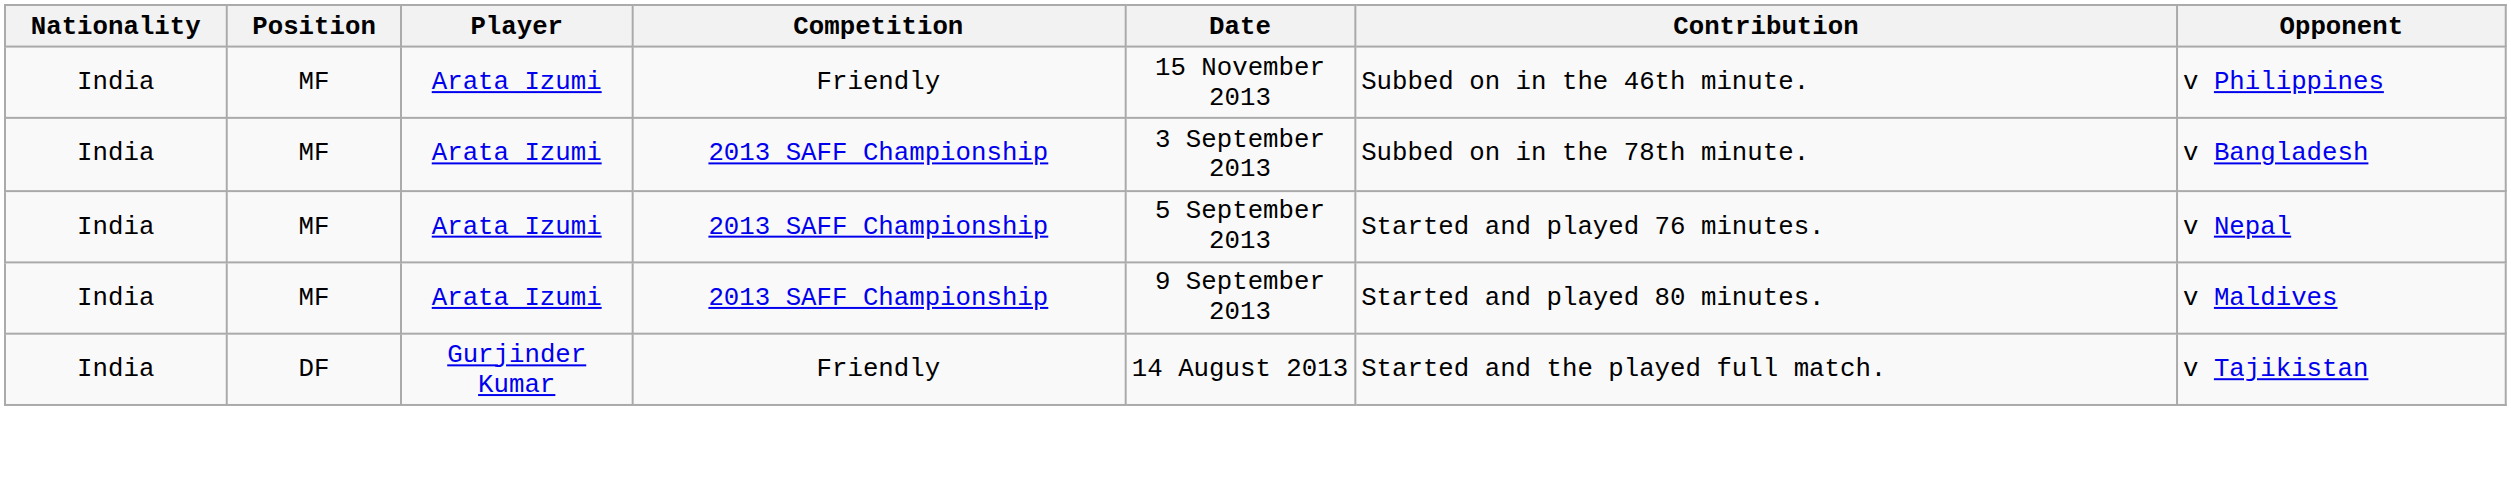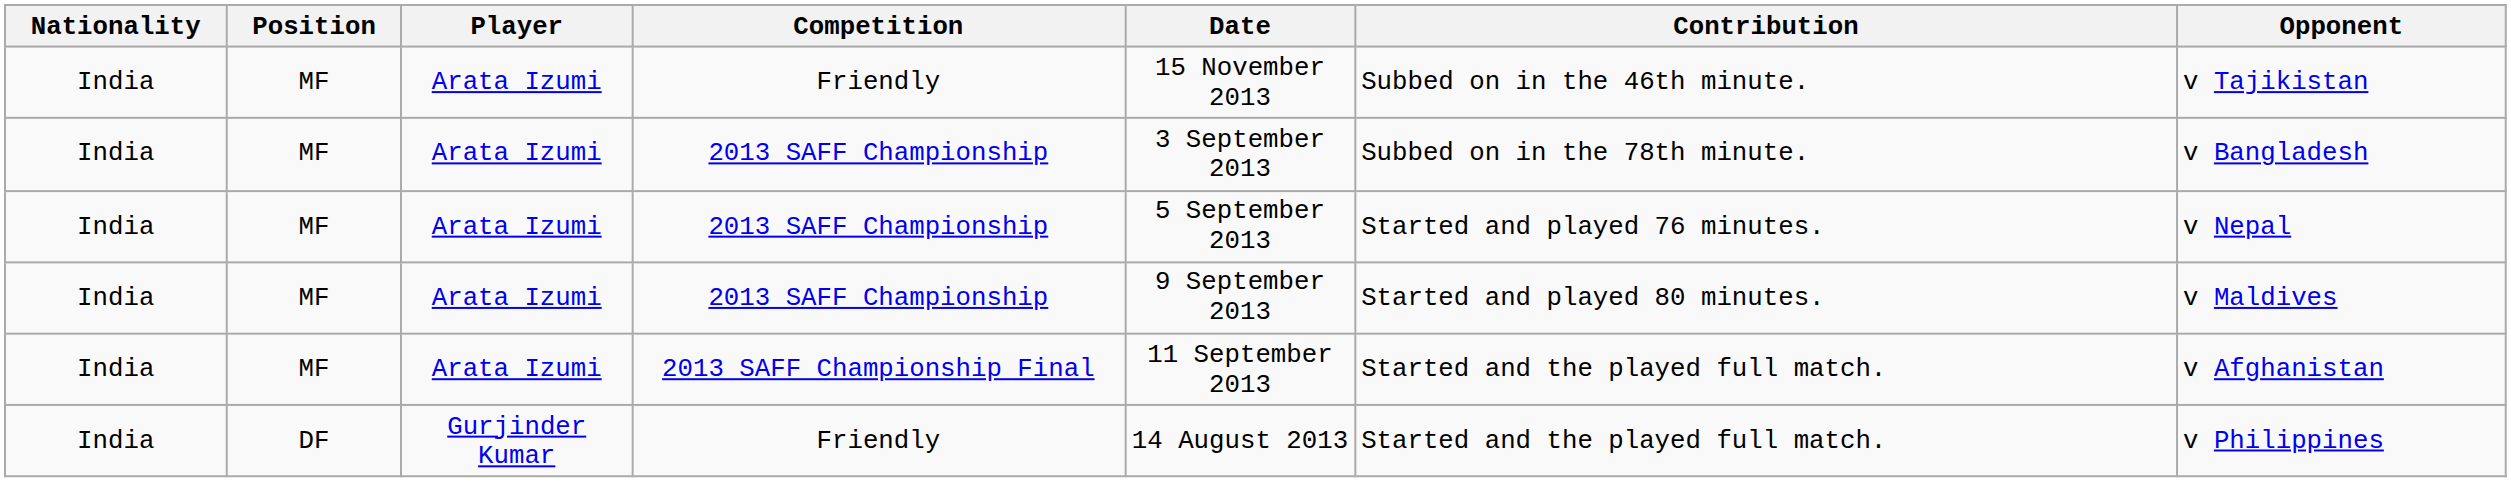(2283, 83) v Philippines -> (2276, 83) v Tajikistan
+ row: (314, 369)
(2276, 369) v Tajikistan -> (2283, 441) v Philippines
